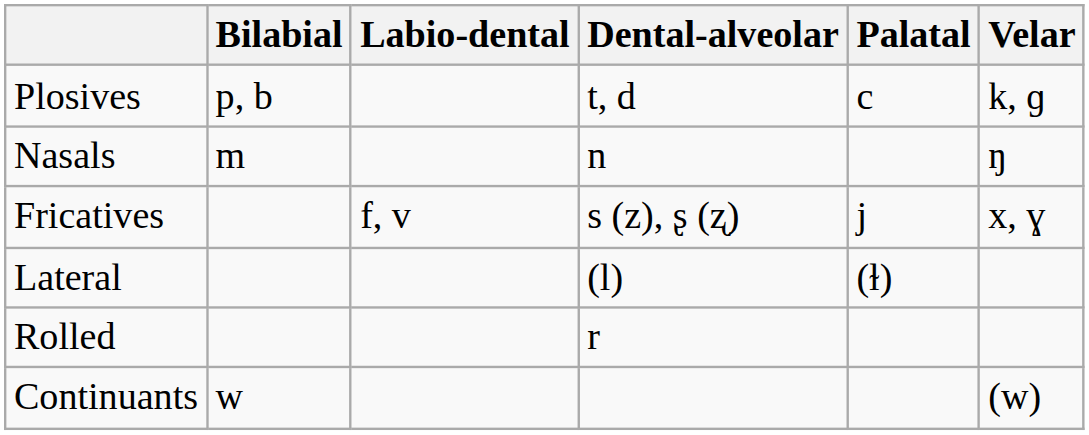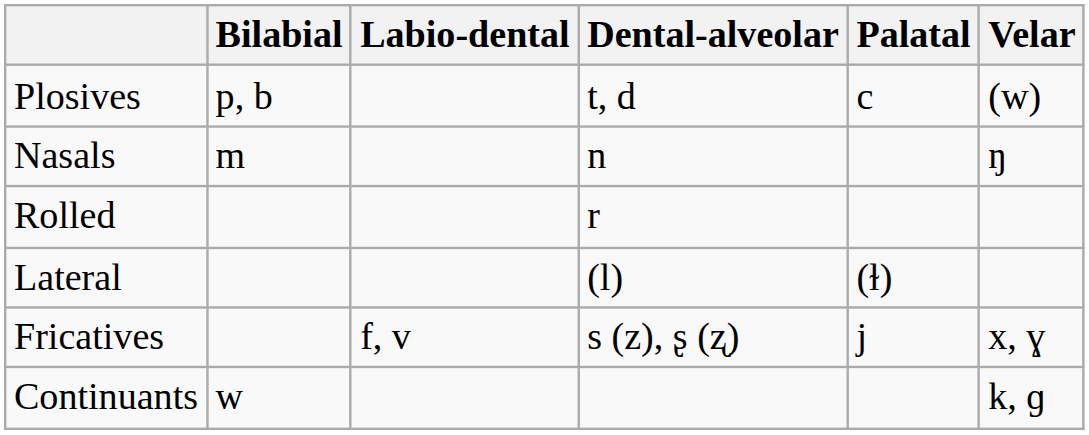(1017, 95) k, ɡ -> (1015, 95) (w)
rows swapped: (89, 215) <-> (65, 336)
(1015, 397) (w) -> (1017, 397) k, ɡ
